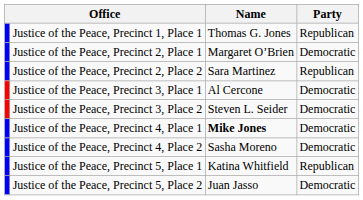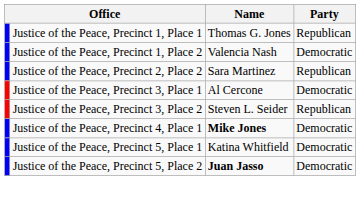+ row: (107, 52)
- row: (107, 52)
(327, 109) Democratic -> (324, 109) Republican
- row: (107, 147)
(327, 166) Republican -> (324, 147) Democratic
(233, 185) normal -> (236, 166) bold
